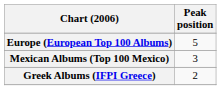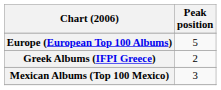rows swapped: (89, 76) <-> (89, 59)
